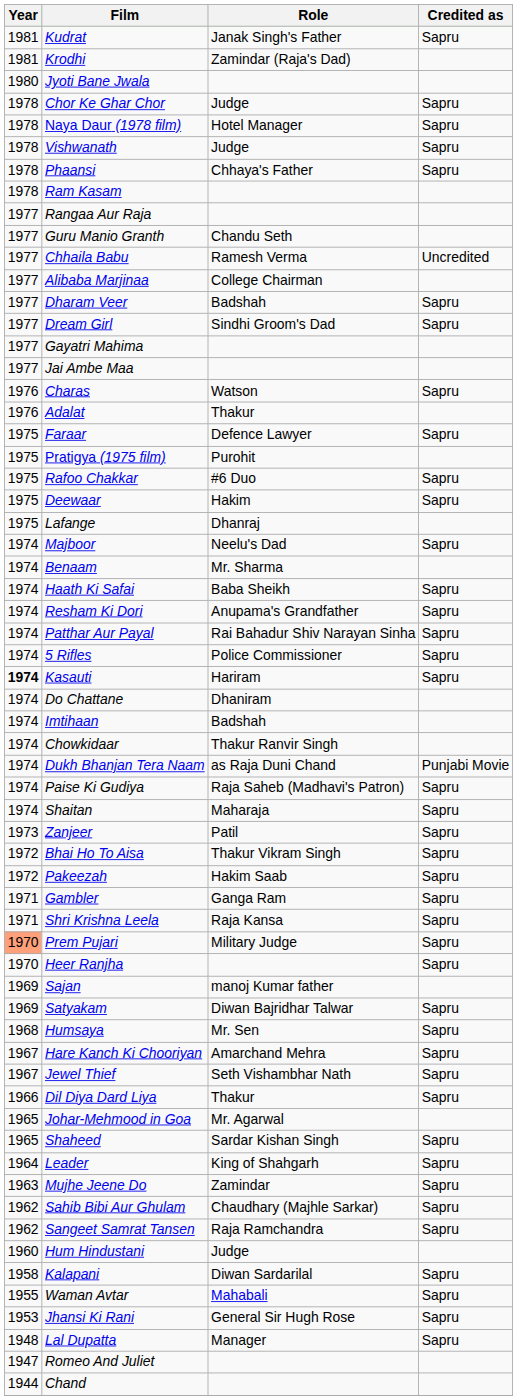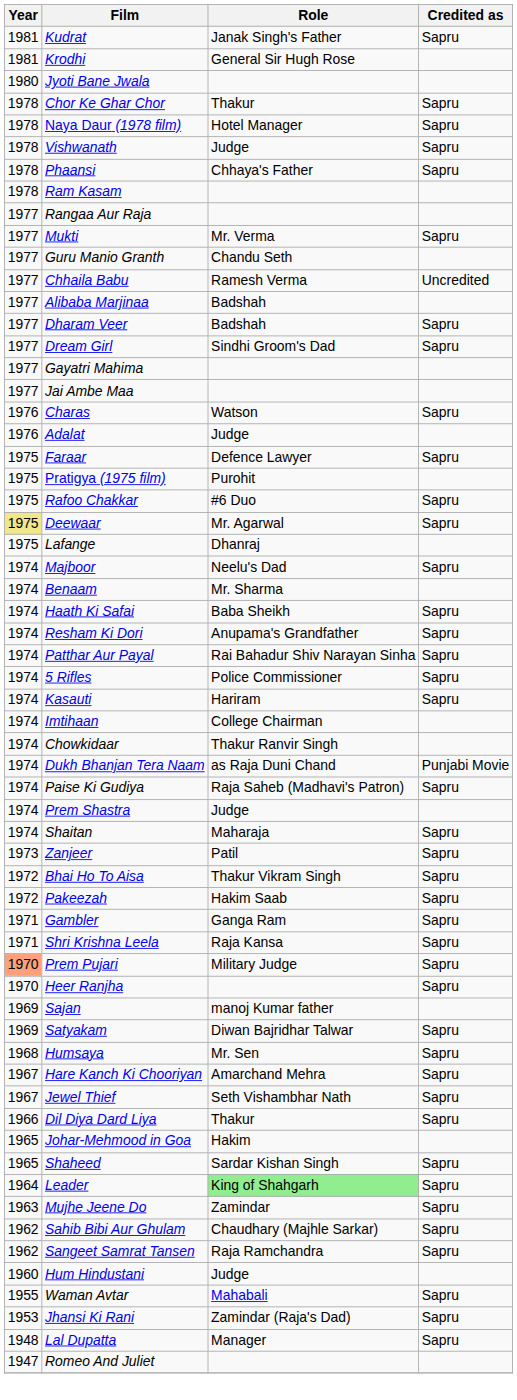(281, 59) Zamindar (Raja's Dad) -> (283, 59) General Sir Hugh Rose
(230, 103) Judge -> (233, 103) Thakur
+ row: (62, 236)
(267, 280) College Chairman -> (239, 302) Badshah
(233, 412) Thakur -> (230, 434) Judge
(23, 501) no background -> (23, 523) khaki background
(231, 501) Hakim -> (247, 523) Mr. Agarwal
(23, 677) bold -> (23, 699) normal
- row: (84, 699)
(239, 721) Badshah -> (267, 721) College Chairman
+ row: (88, 810)
(247, 1119) Mr. Agarwal -> (231, 1141) Hakim
(265, 1163) no background -> (265, 1185) lightgreen background
- row: (72, 1273)
(283, 1318) General Sir Hugh Rose -> (281, 1318) Zamindar (Raja's Dad)
- row: (66, 1384)
